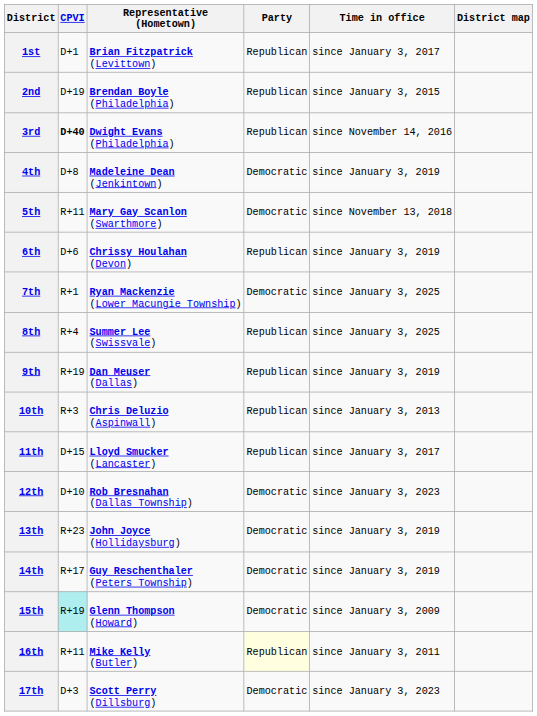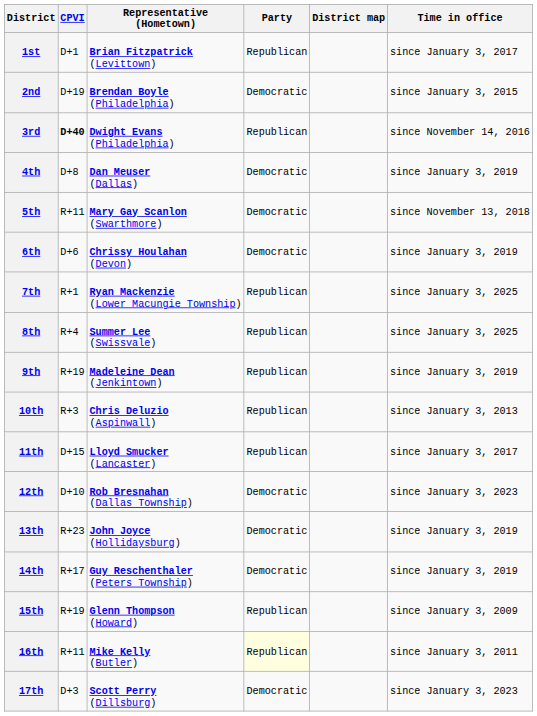columns swapped: (382, 19) <-> (493, 19)
(277, 93) Republican -> (277, 93) Democratic
(132, 178) Madeleine Dean (Jenkintown) -> (120, 178) Dan Meuser (Dallas)
(277, 252) Republican -> (277, 252) Democratic
(277, 292) Democratic -> (277, 292) Republican
(120, 378) Dan Meuser (Dallas) -> (132, 378) Madeleine Dean (Jenkintown)
(72, 612) paleturquoise background -> (72, 612) no background
(277, 612) Democratic -> (277, 612) Republican
